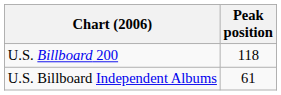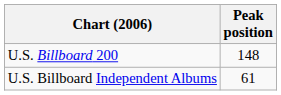(248, 55) 118 -> (248, 55) 148
